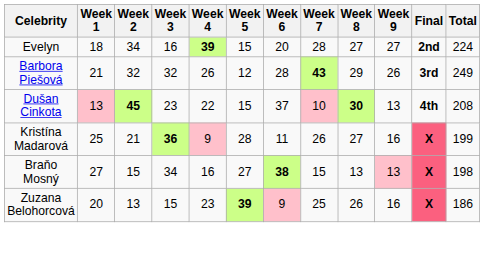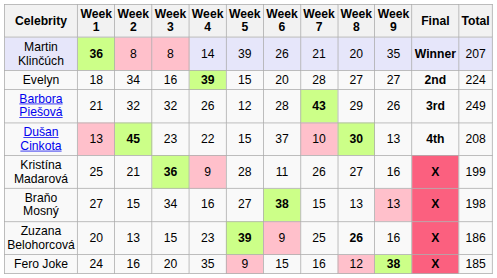+ row: (41, 53)
(356, 205) normal -> (356, 238) bold
+ row: (41, 264)
